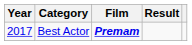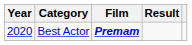(20, 31) 2017 -> (20, 31) 2020
